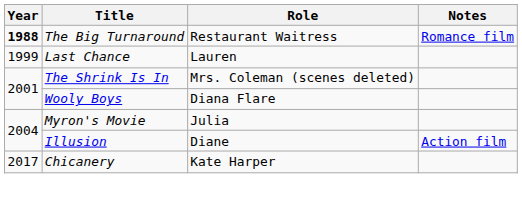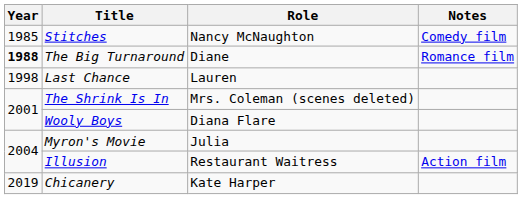+ row: (76, 36)
(264, 36) Restaurant Waitress -> (210, 57) Diane
(23, 57) 1999 -> (23, 78) 1998
(210, 141) Diane -> (264, 162) Restaurant Waitress
(23, 162) 2017 -> (23, 183) 2019
